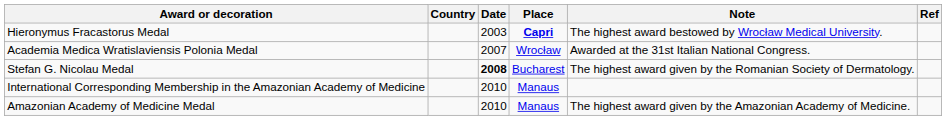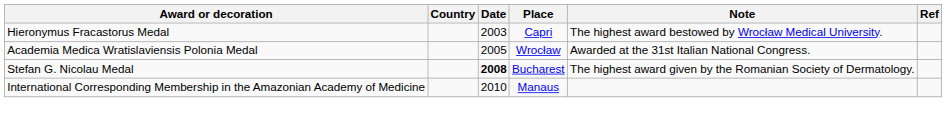(538, 32) bold -> (538, 32) normal
(494, 51) 2007 -> (494, 51) 2005
- row: (111, 106)
